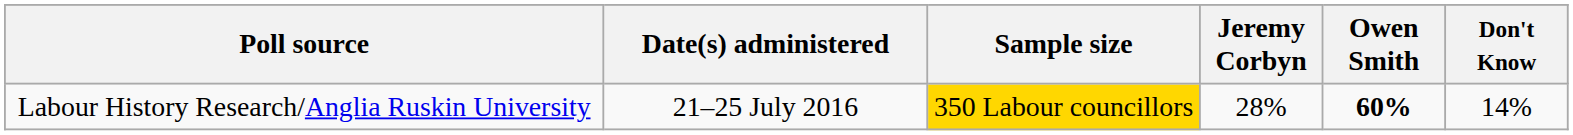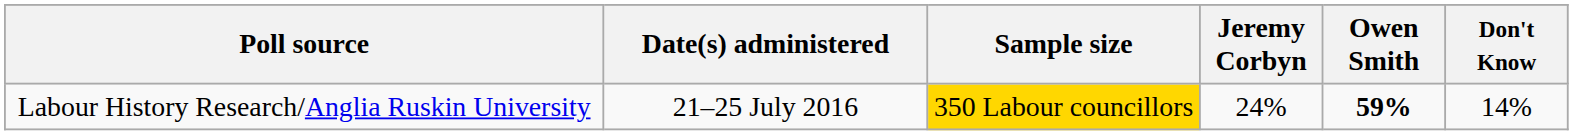(1261, 106) 28% -> (1261, 106) 24%
(1384, 106) 60% -> (1384, 106) 59%
